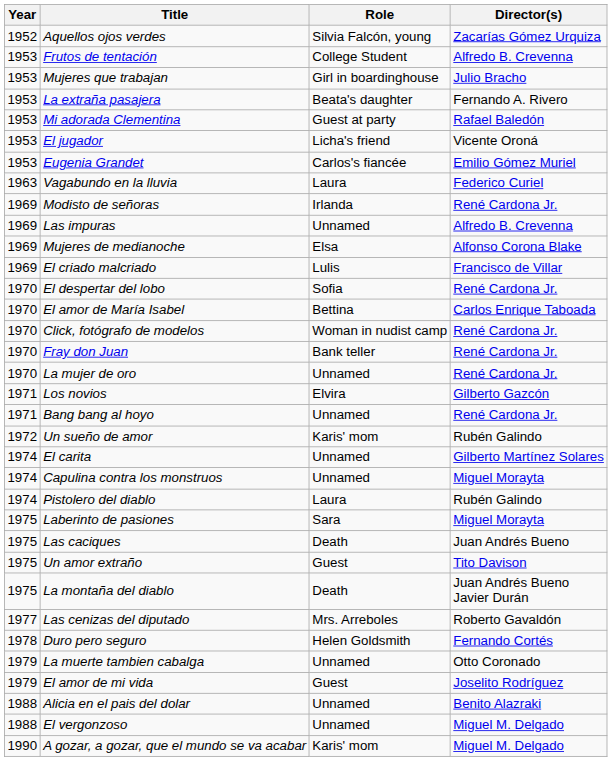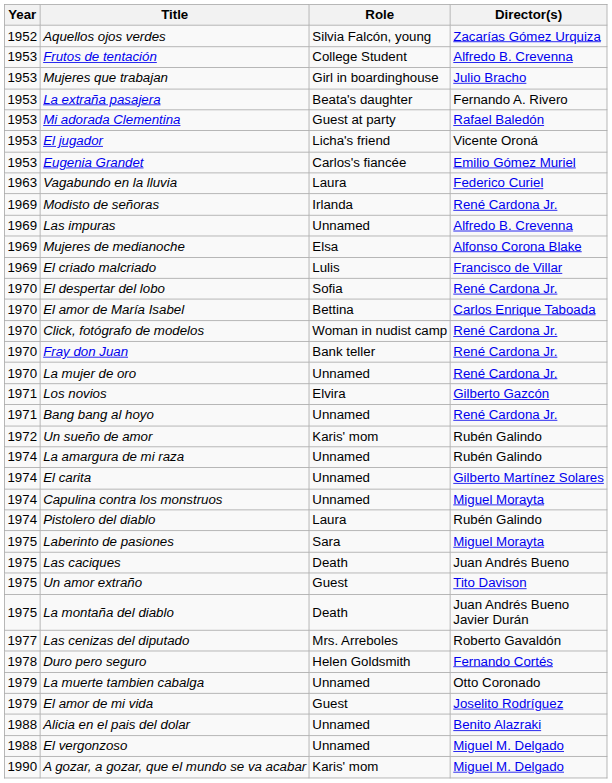+ row: (114, 457)
